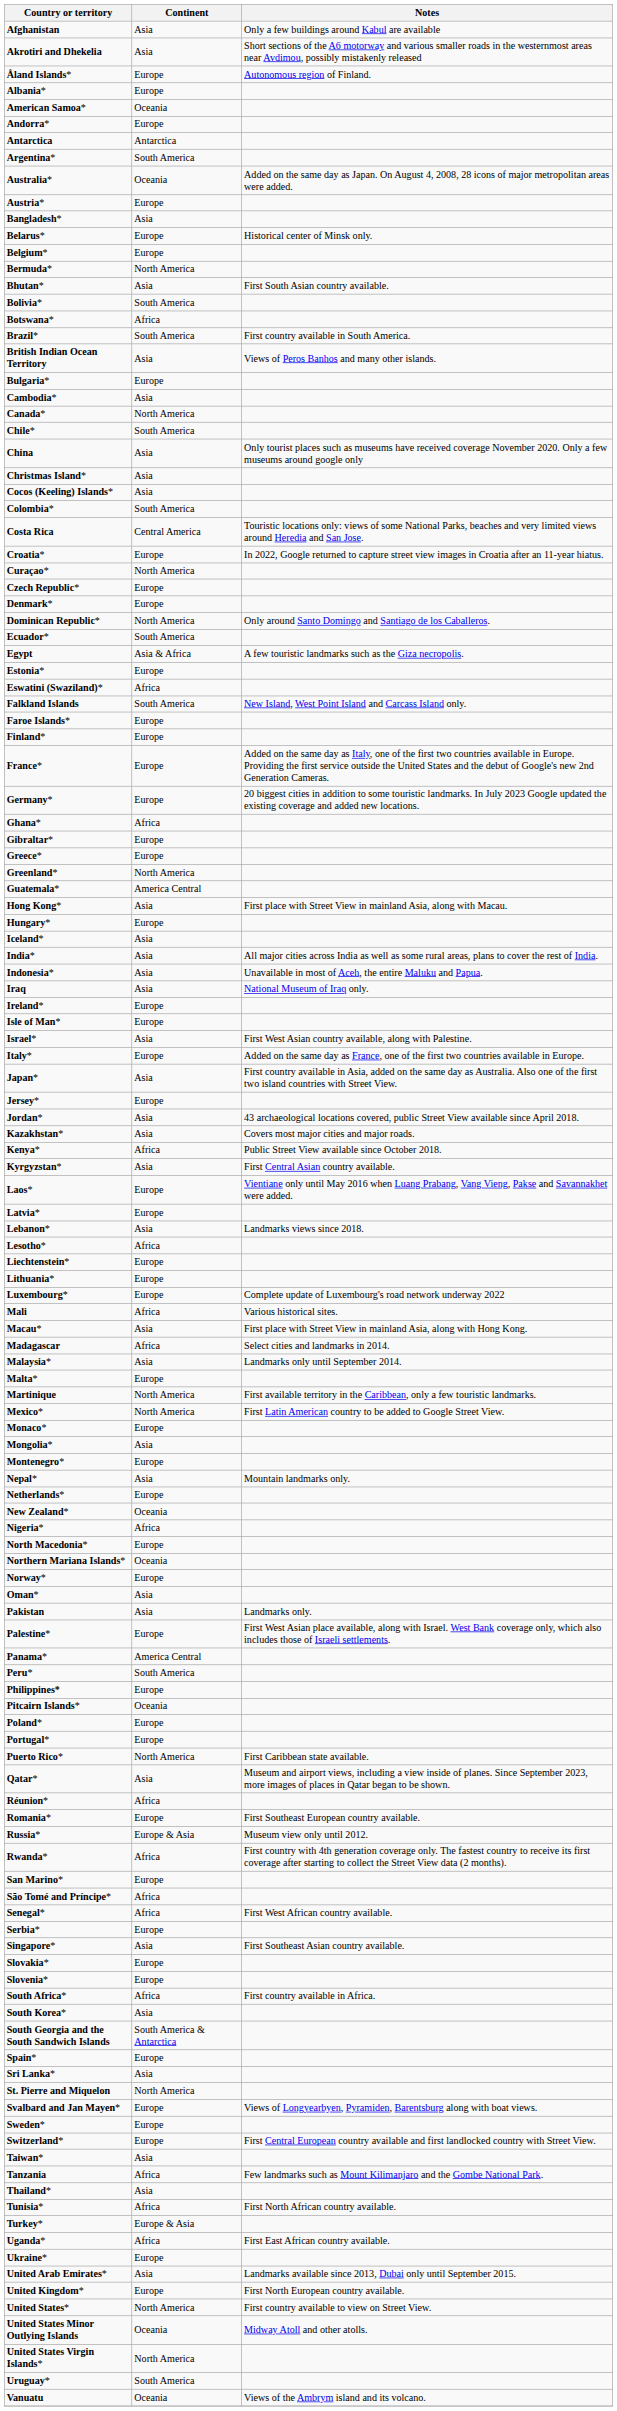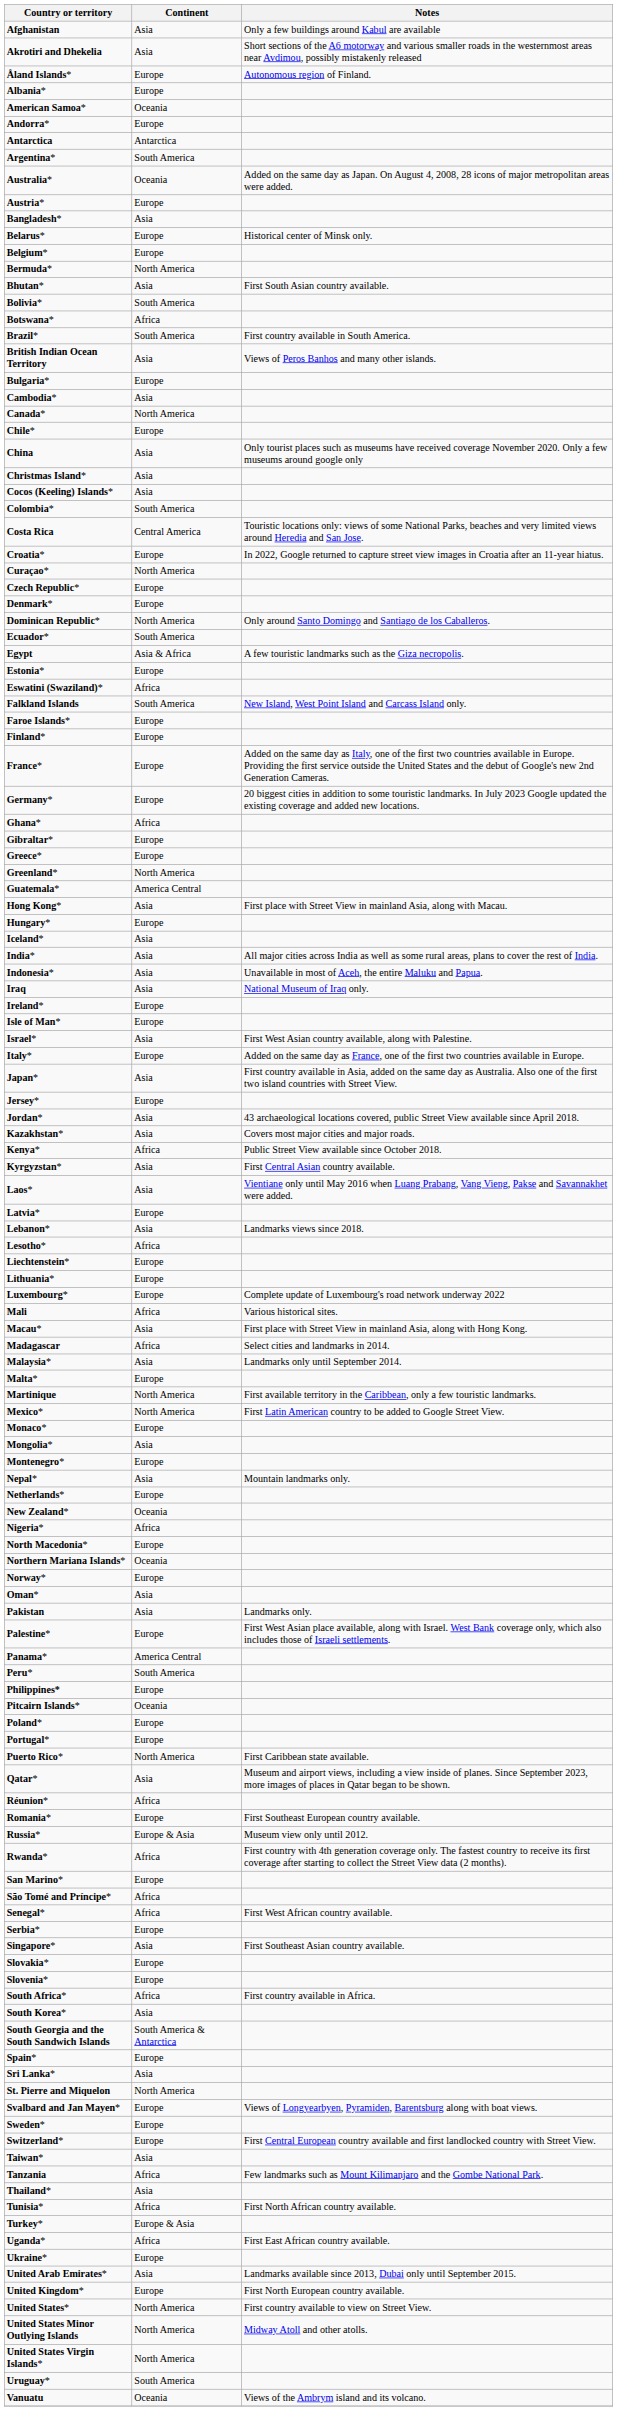(164, 431) South America -> (149, 431) Europe
(149, 1190) Europe -> (144, 1190) Asia
(151, 2330) Oceania -> (164, 2330) North America
